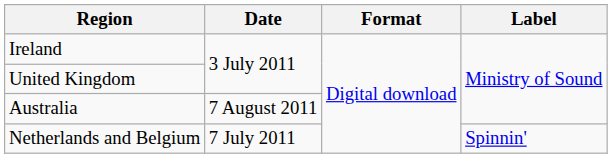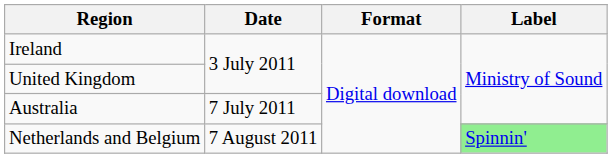(263, 108) 7 August 2011 -> (252, 108) 7 July 2011
(252, 138) 7 July 2011 -> (263, 138) 7 August 2011
(496, 138) no background -> (496, 138) lightgreen background
